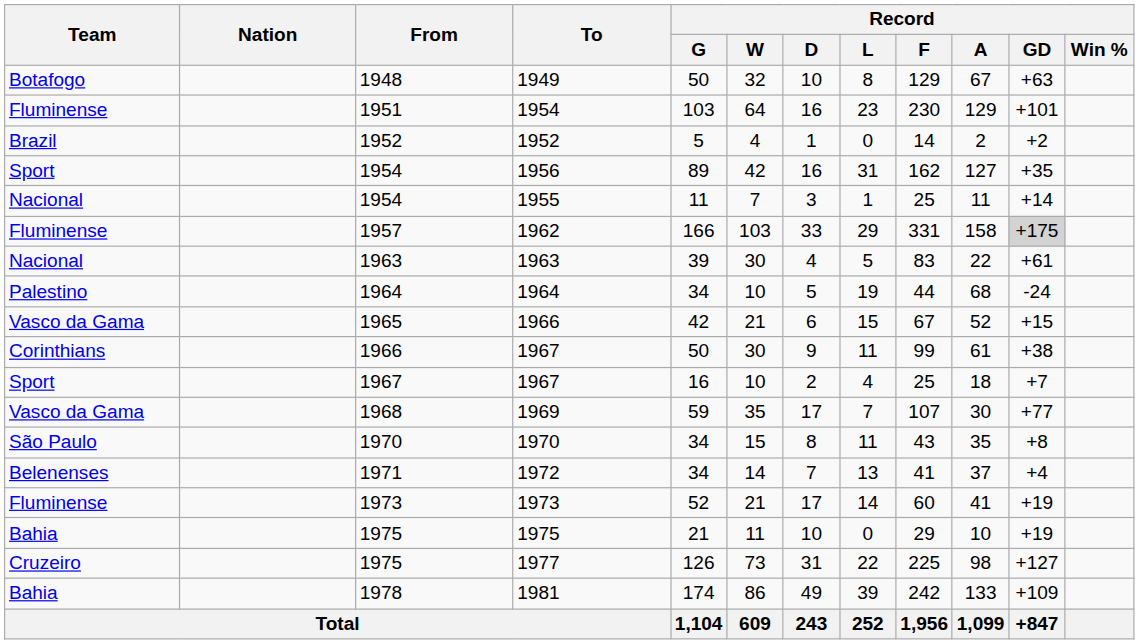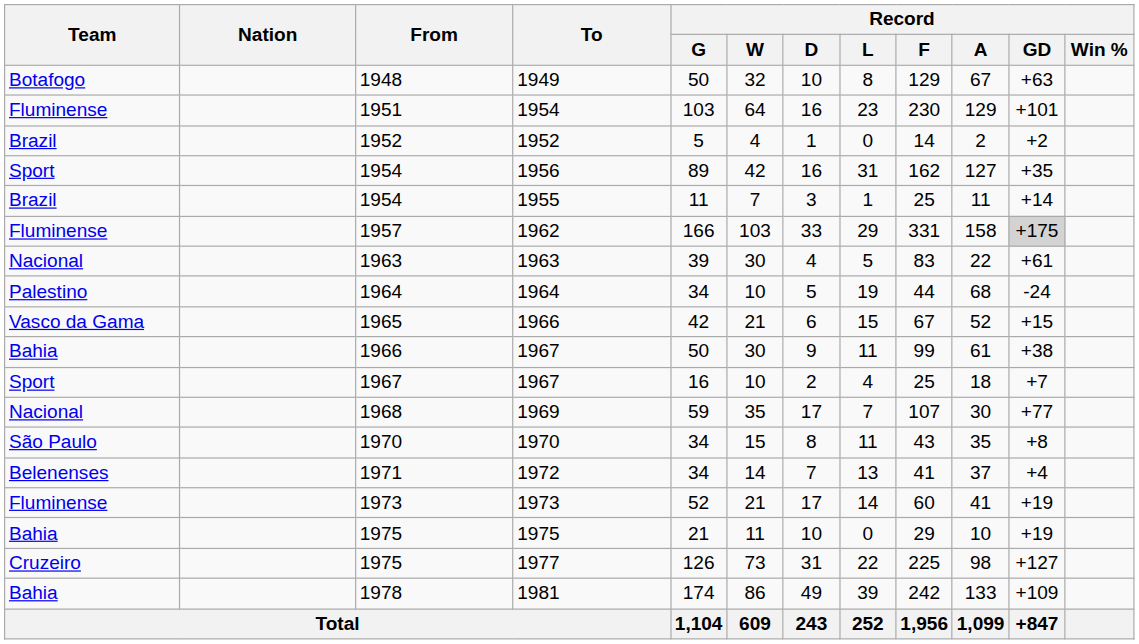(46, 200) Nacional -> (33, 200) Brazil
(57, 351) Corinthians -> (33, 351) Bahia
(77, 412) Vasco da Gama -> (46, 412) Nacional
